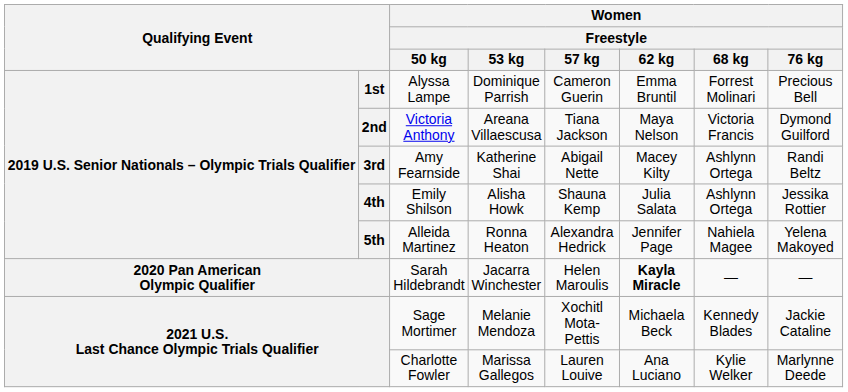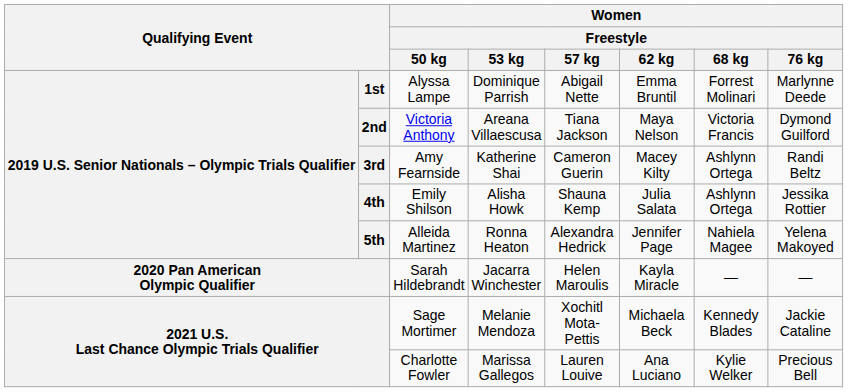(582, 90) Cameron Guerin -> (582, 90) Abigail Nette
(805, 90) Precious Bell -> (805, 90) Marlynne Deede
(582, 165) Abigail Nette -> (582, 165) Cameron Guerin
(656, 278) bold -> (656, 278) normal
(805, 369) Marlynne Deede -> (805, 369) Precious Bell
